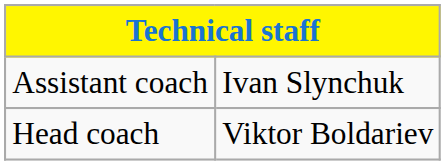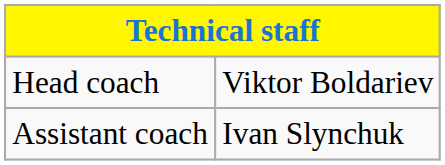rows swapped: (86, 133) <-> (110, 82)
